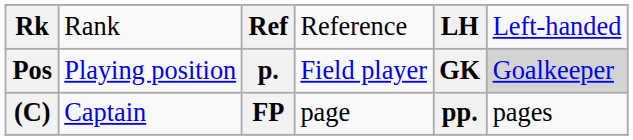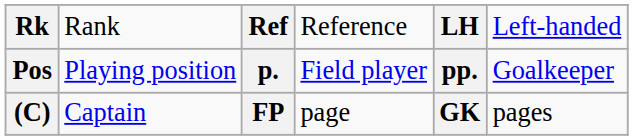(460, 70) GK -> (460, 70) pp.
(553, 70) lightgrey background -> (553, 70) no background
(460, 113) pp. -> (460, 113) GK
